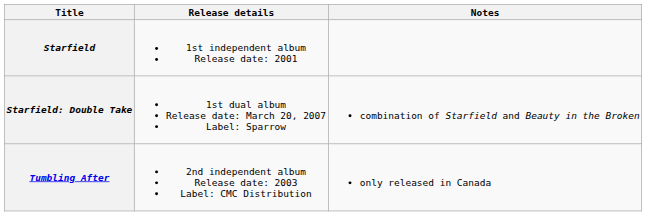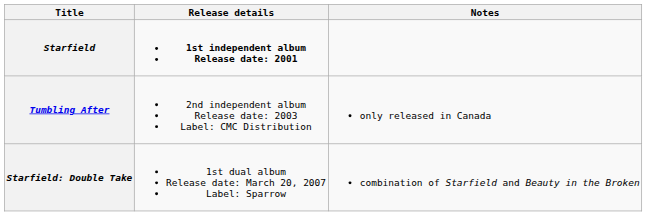(231, 53) normal -> (231, 53) bold
rows swapped: (69, 177) <-> (69, 110)
